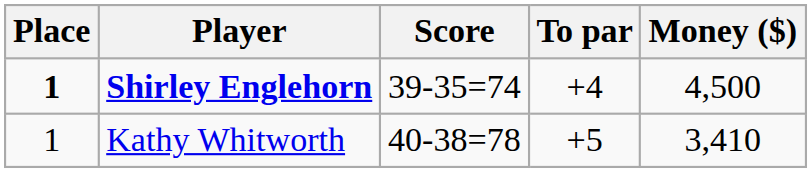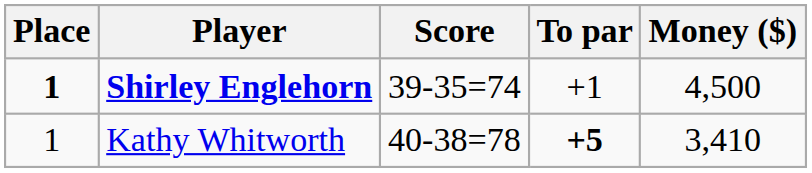(585, 85) +4 -> (585, 85) +1
(585, 139) normal -> (585, 139) bold
